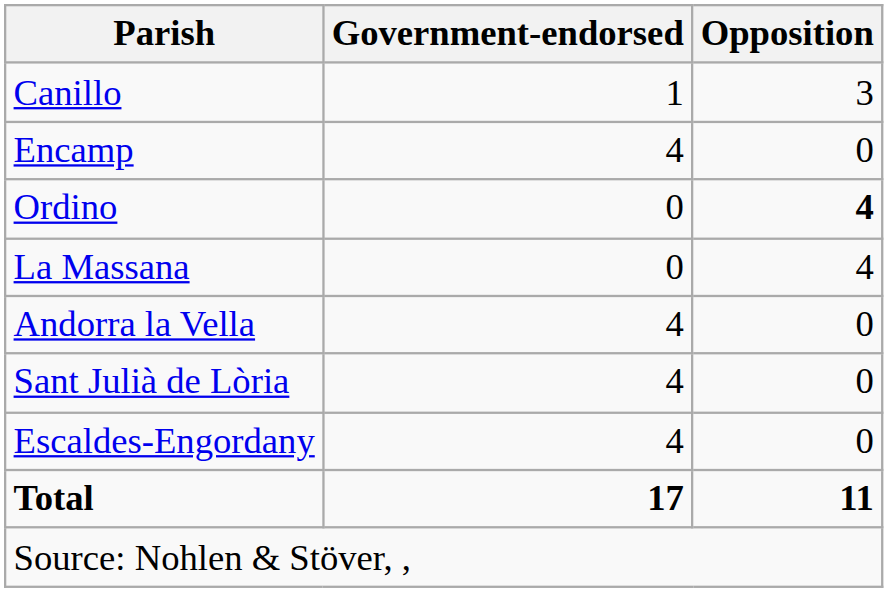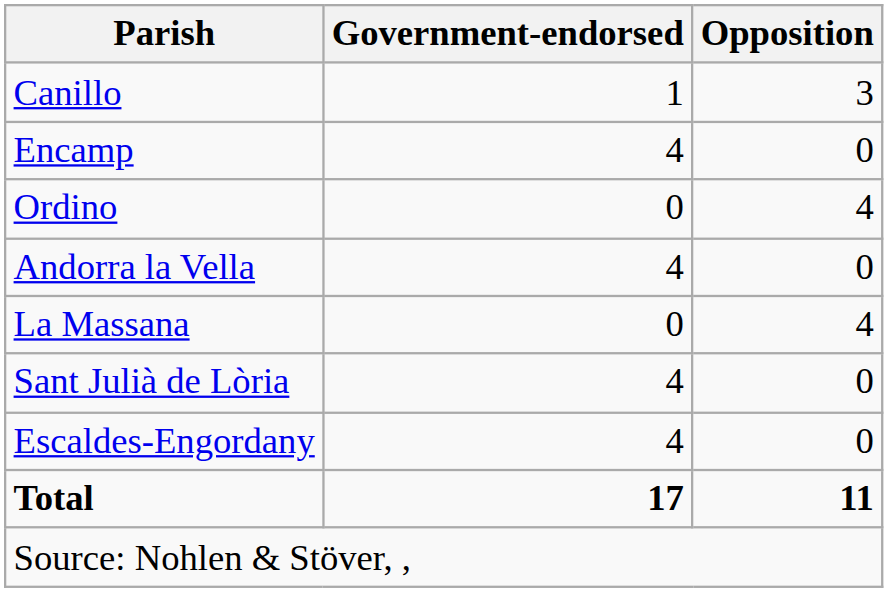(865, 207) bold -> (865, 207) normal
rows swapped: (102, 265) <-> (134, 324)
